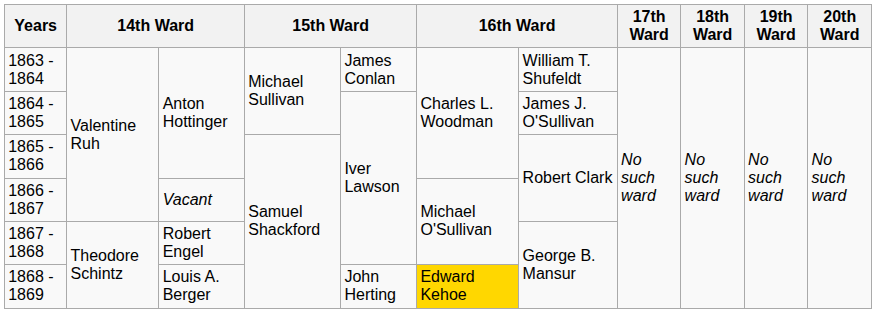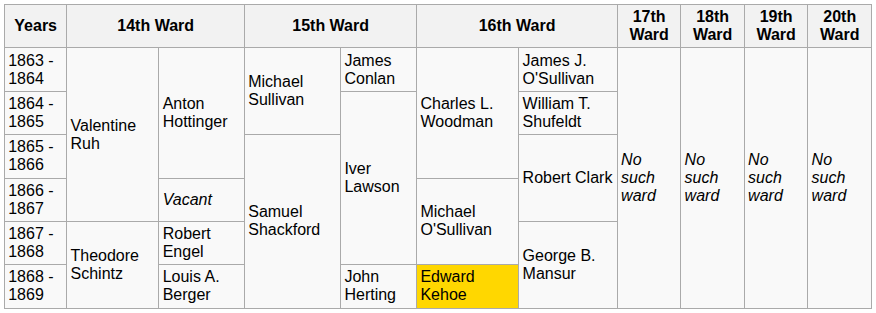(557, 69) William T. Shufeldt -> (558, 69) James J. O'Sullivan
(558, 112) James J. O'Sullivan -> (557, 112) William T. Shufeldt
